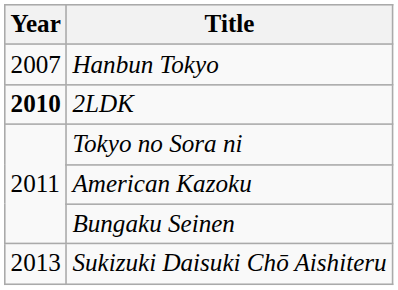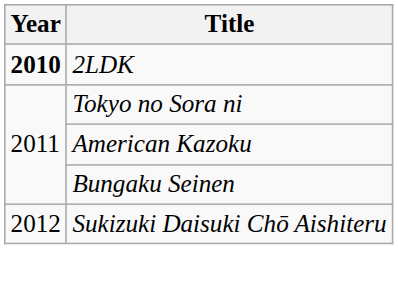- row: (146, 64)
(36, 263) 2013 -> (36, 223) 2012
